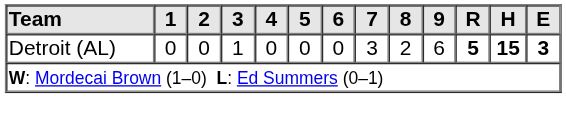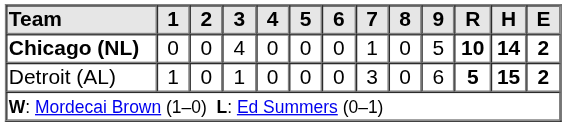+ row: (74, 48)
(171, 48) 0 -> (173, 77) 1
(406, 48) 2 -> (405, 77) 0
(543, 48) 3 -> (543, 77) 2
